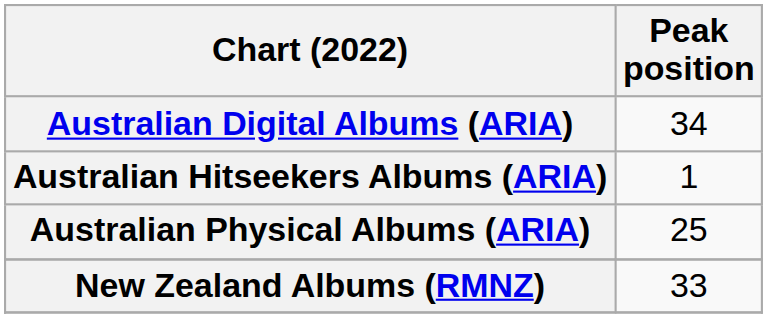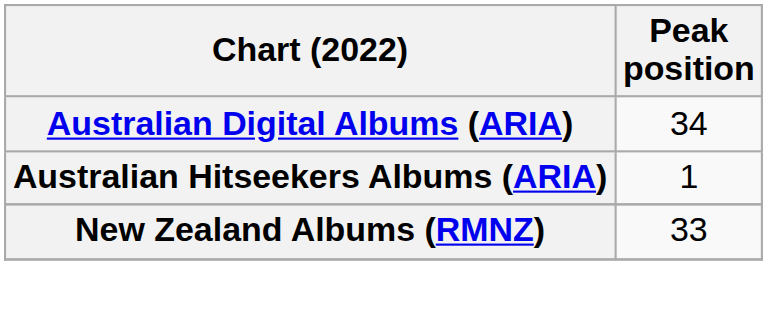- row: (310, 230)
